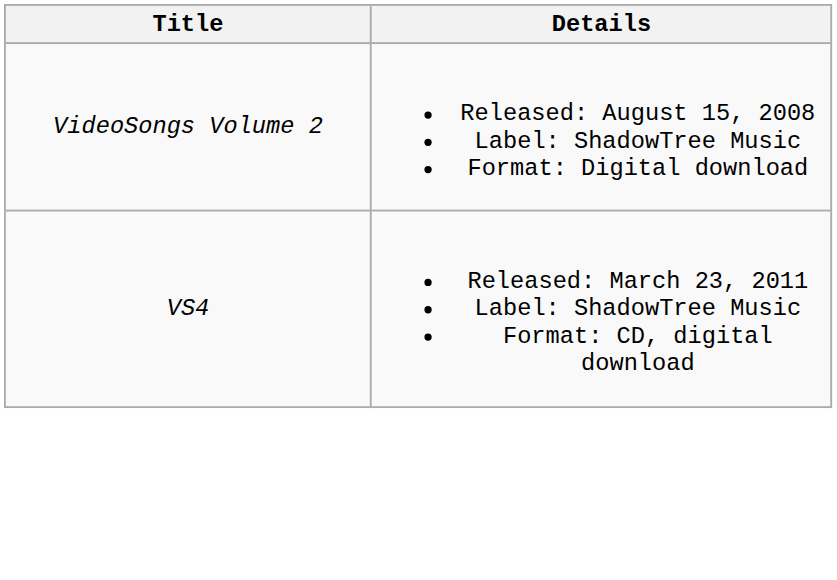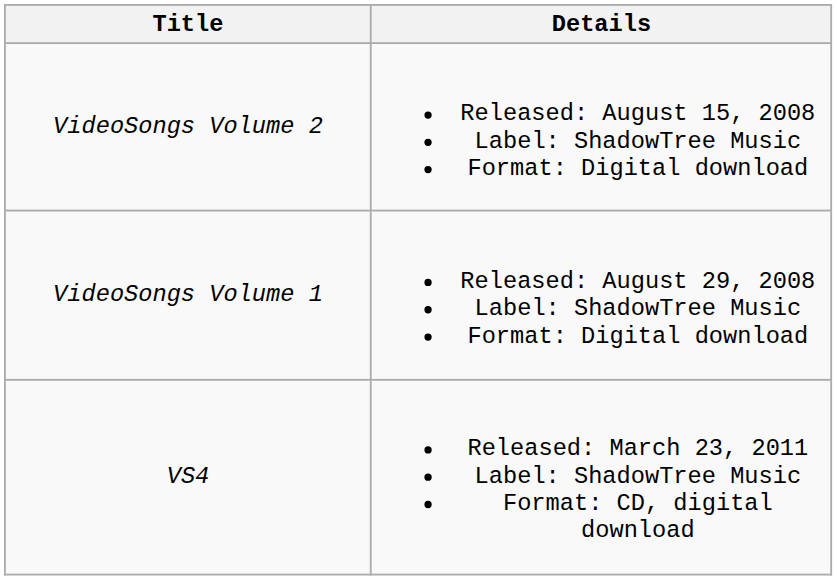+ row: (188, 295)
